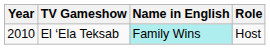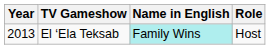(21, 34) 2010 -> (21, 34) 2013
